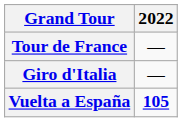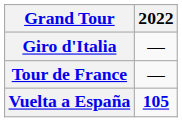rows swapped: (69, 74) <-> (69, 46)
